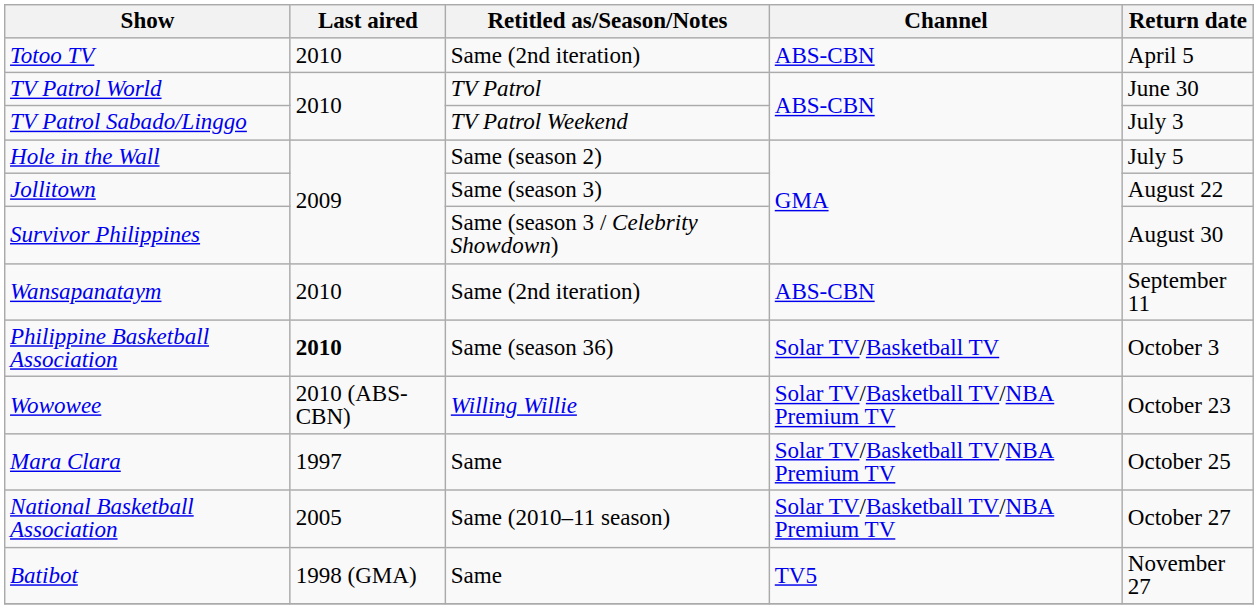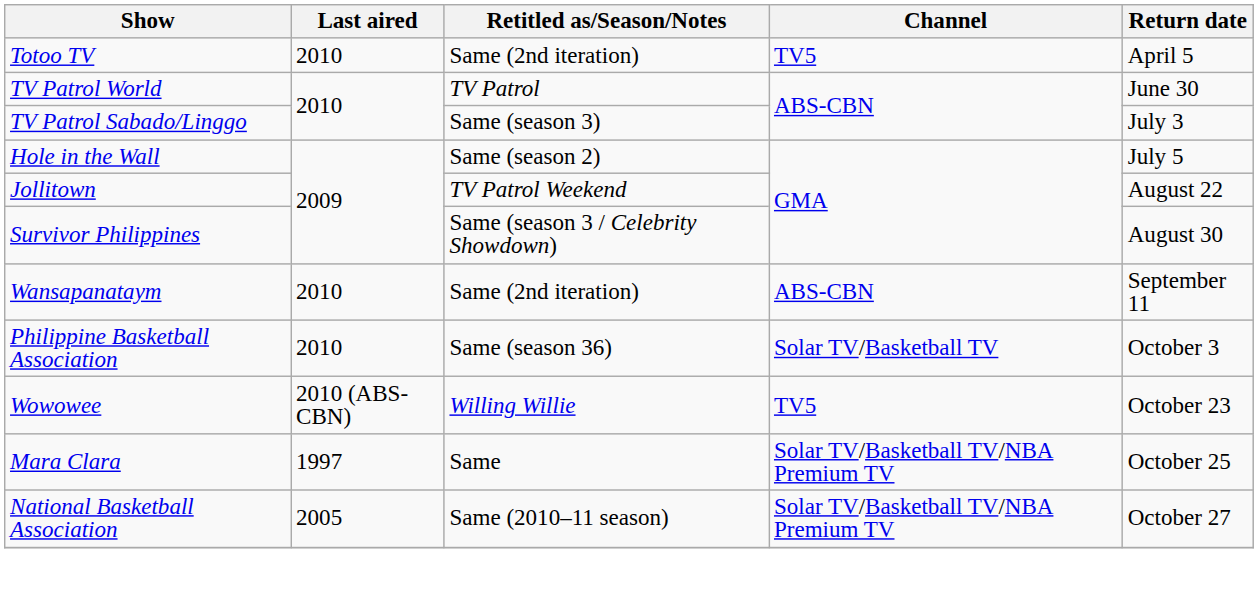(825, 54) ABS-CBN -> (795, 54) TV5
(539, 122) TV Patrol Weekend -> (525, 122) Same (season 3)
(526, 189) Same (season 3) -> (538, 189) TV Patrol Weekend
(319, 348) bold -> (319, 348) normal
(915, 404) Solar TV/Basketball TV/NBA Premium TV -> (795, 404) TV5
- row: (44, 575)
